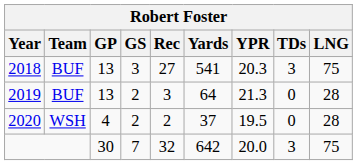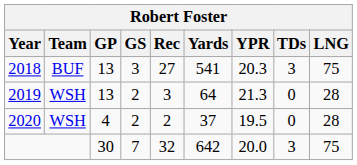(68, 95) BUF -> (68, 95) WSH
